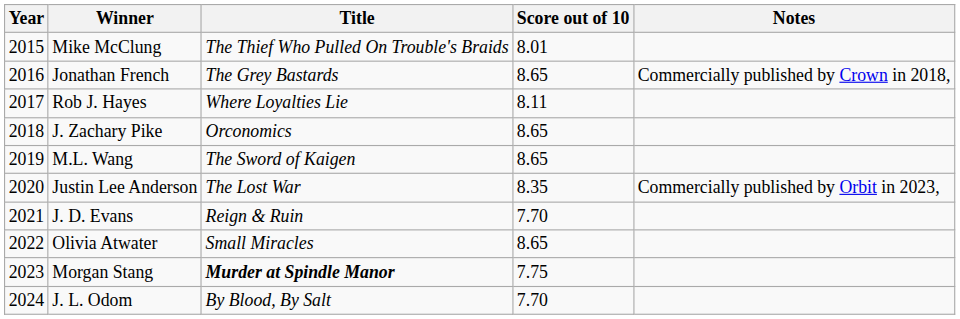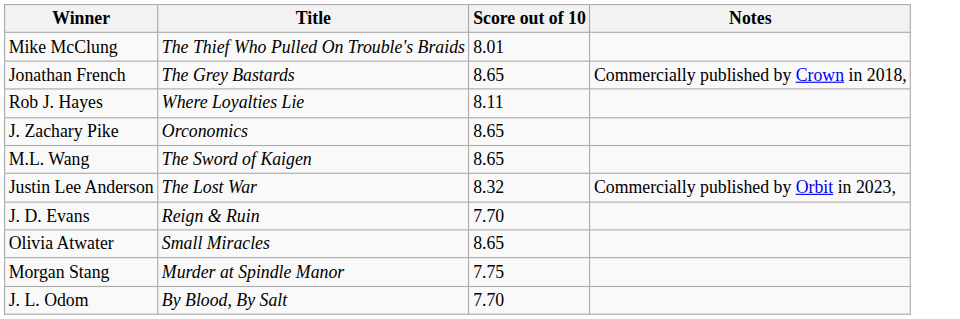- column: (26, 18)
(532, 187) 8.35 -> (489, 187) 8.32
(300, 272) bold -> (253, 272) normal
